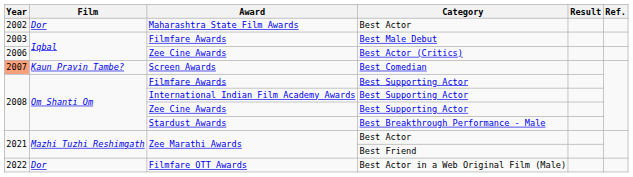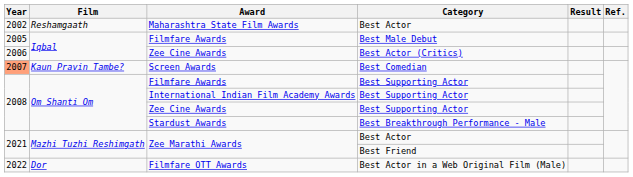(39, 25) Dor -> (60, 25) Reshamgaath
(17, 39) 2003 -> (17, 39) 2005
